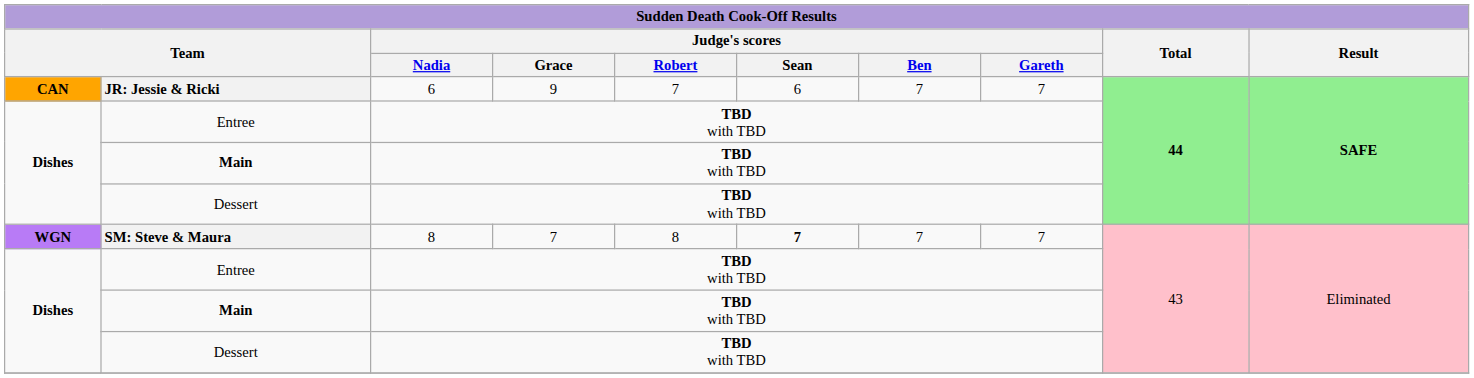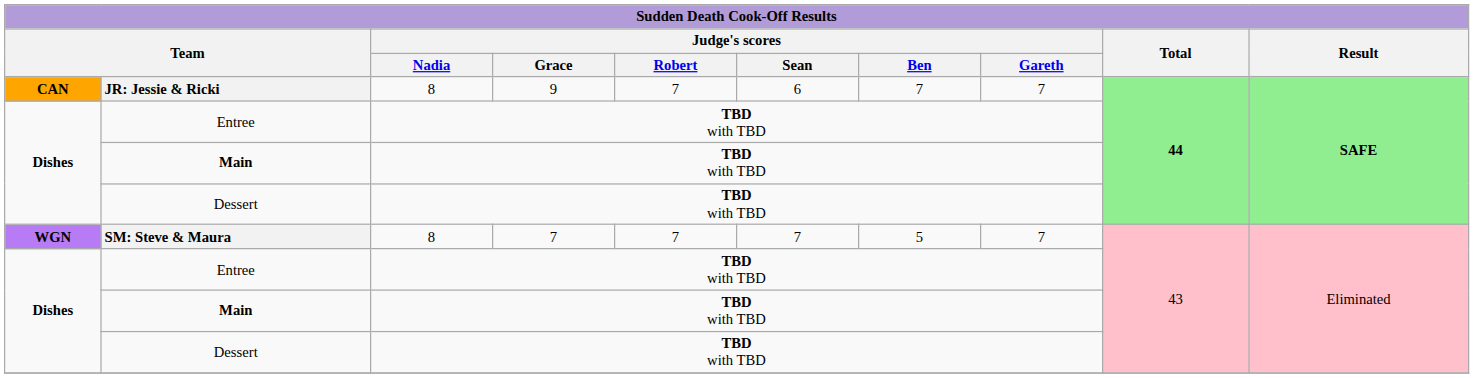(432, 89) 6 -> (432, 89) 8
(675, 237) 8 -> (675, 237) 7
(797, 237) bold -> (797, 237) normal
(919, 237) 7 -> (919, 237) 5
